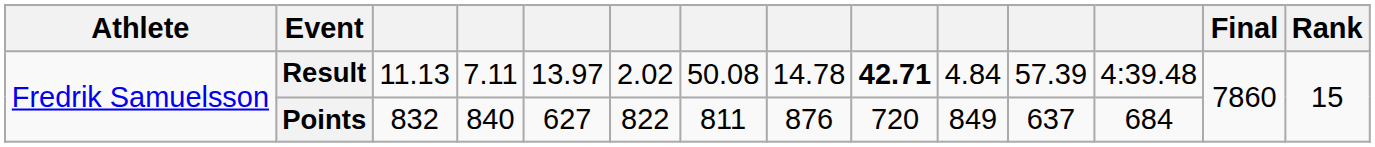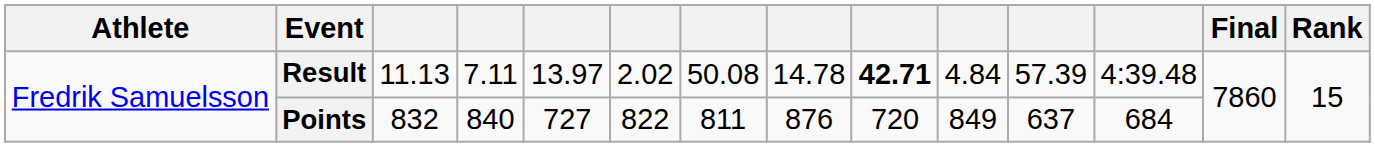(567, 120) 627 -> (567, 120) 727
